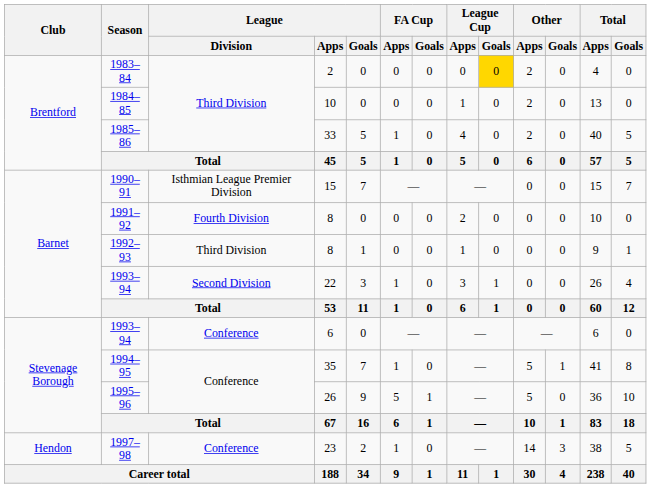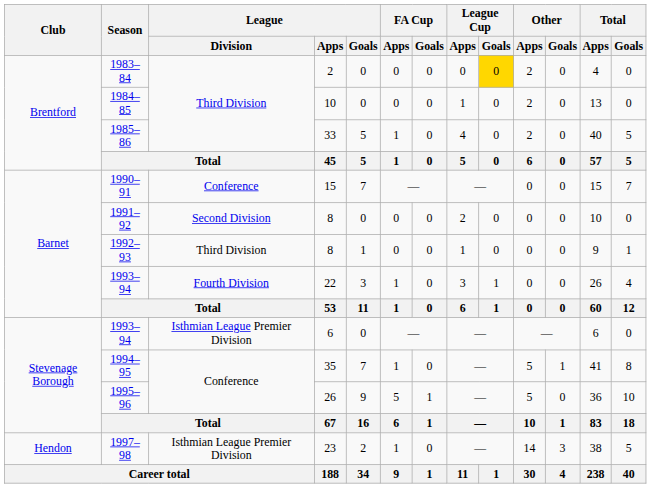(231, 186) Isthmian League Premier Division -> (231, 186) Conference
(231, 218) Fourth Division -> (231, 218) Second Division
(231, 282) Second Division -> (231, 282) Fourth Division
(231, 333) Conference -> (231, 333) Isthmian League Premier Division
(231, 448) Conference -> (231, 448) Isthmian League Premier Division
